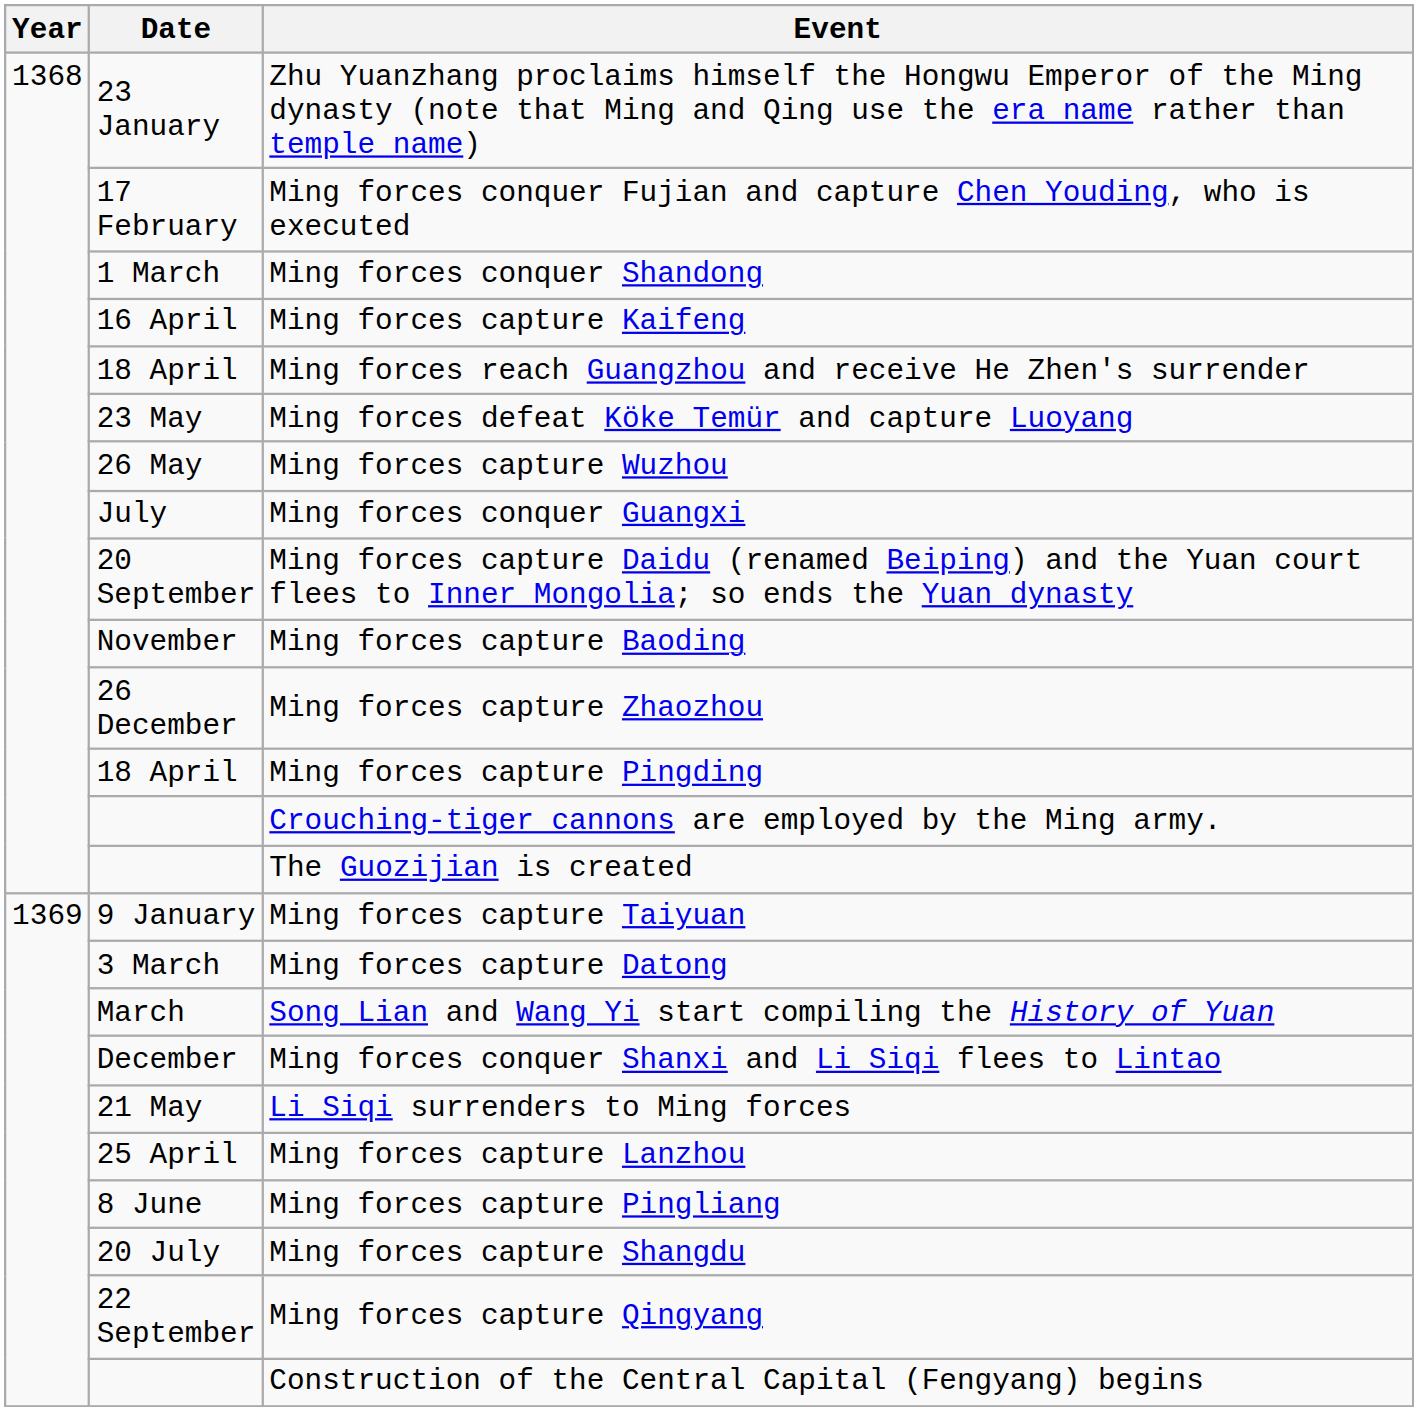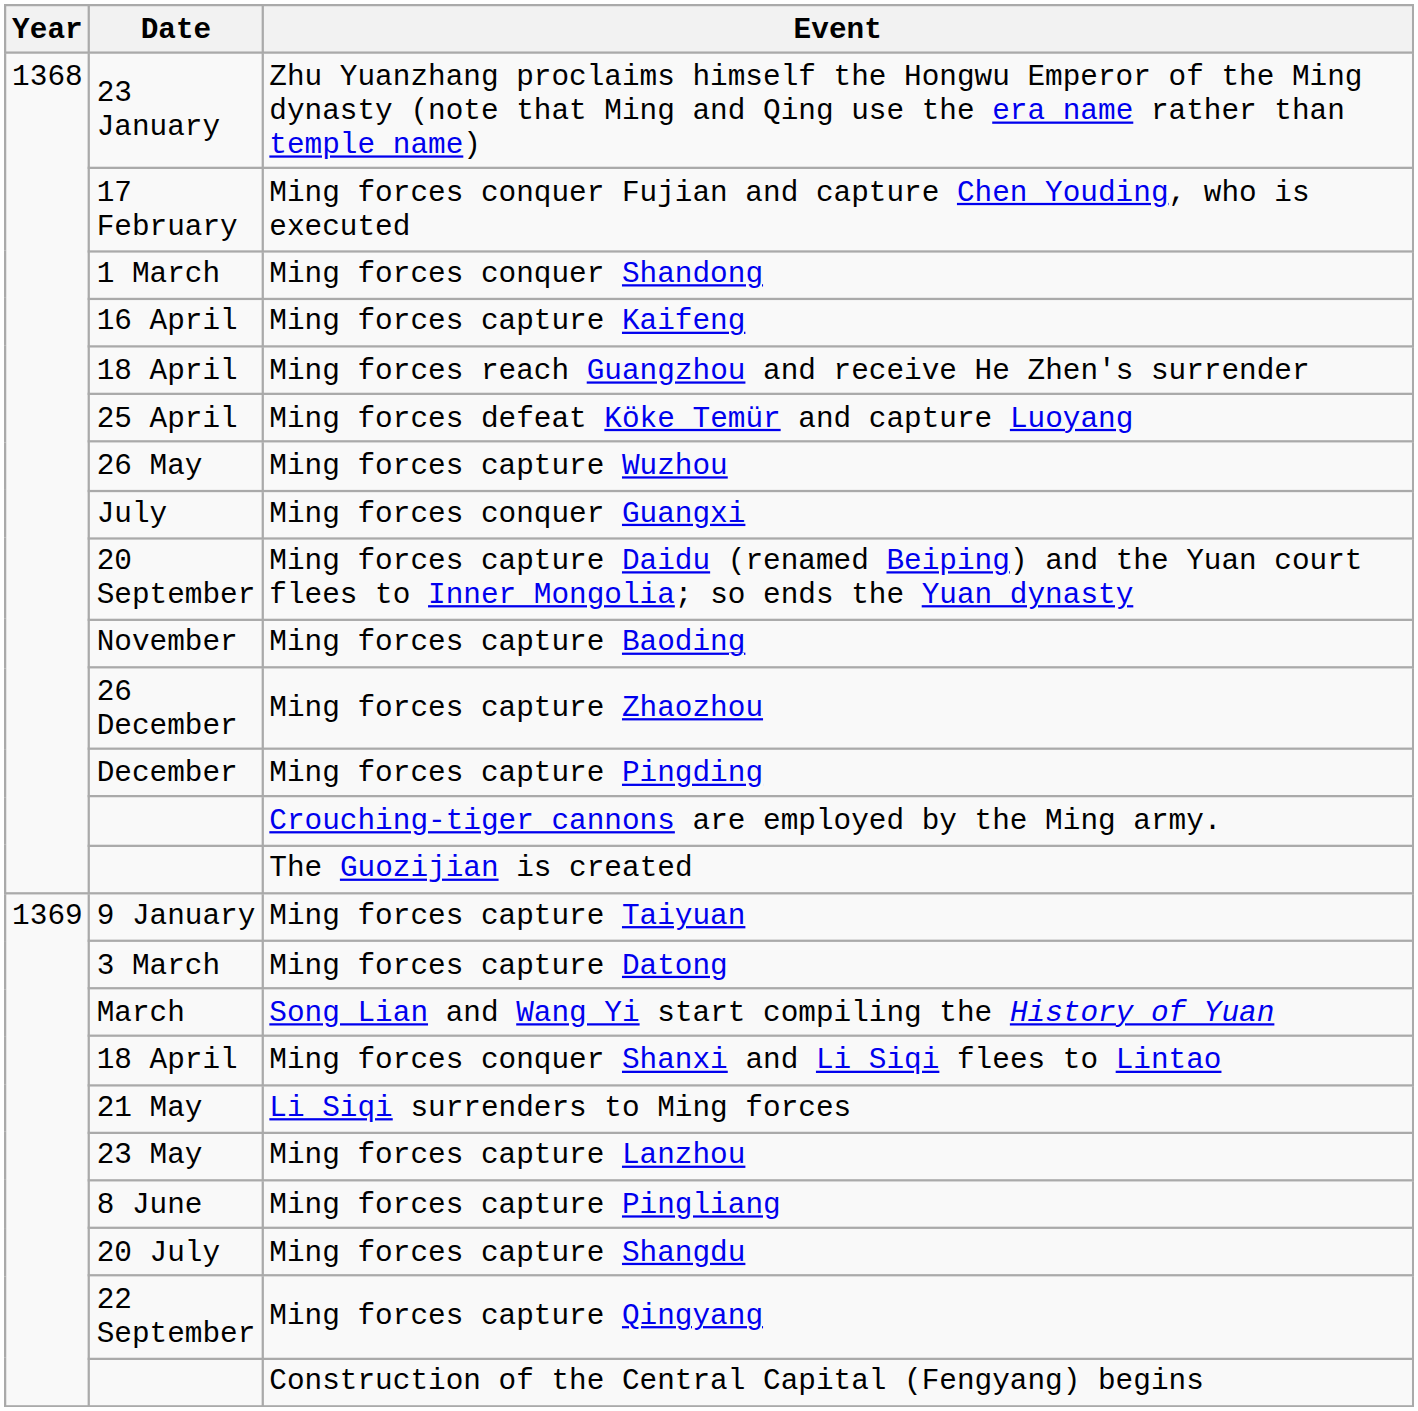(150, 418) 23 May -> (167, 418) 25 April
(167, 773) 18 April -> (167, 773) December
(167, 1060) December -> (167, 1060) 18 April
(167, 1156) 25 April -> (150, 1156) 23 May
